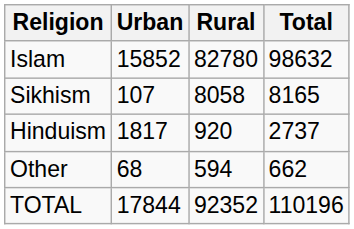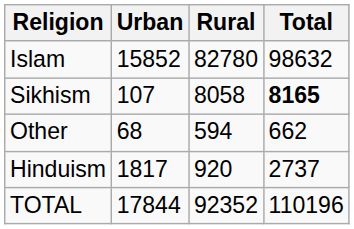(294, 95) normal -> (294, 95) bold
rows swapped: (58, 132) <-> (39, 168)
